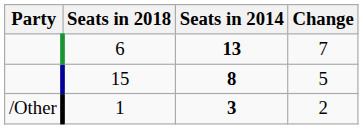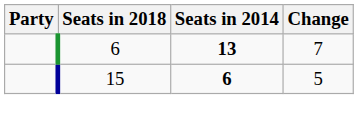(232, 78) 8 -> (227, 78) 6
- row: (120, 108)
